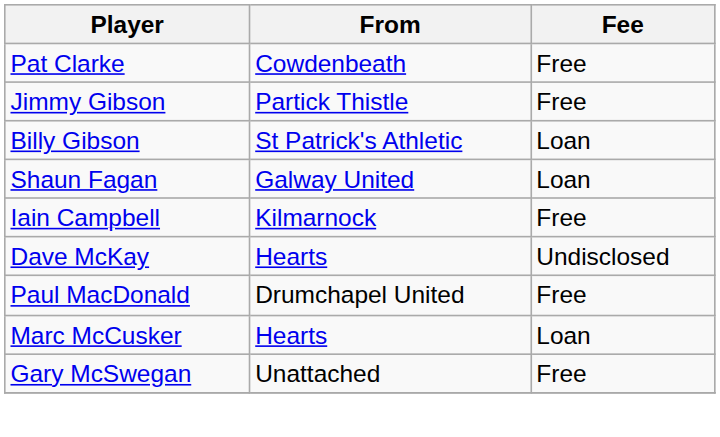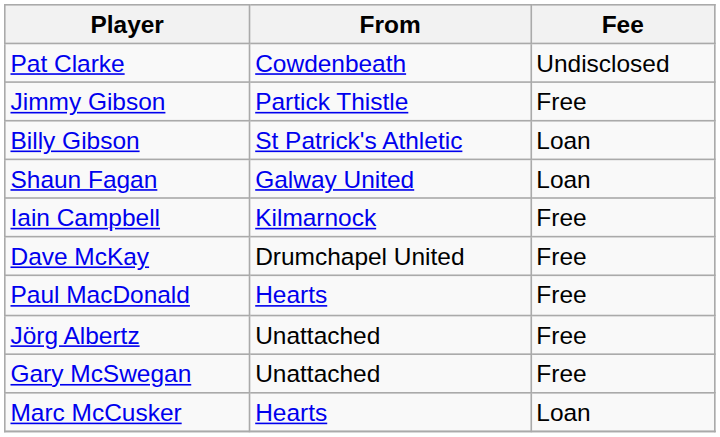(561, 63) Free -> (603, 63) Undisclosed
(291, 257) Hearts -> (360, 257) Drumchapel United
(603, 257) Undisclosed -> (561, 257) Free
(360, 296) Drumchapel United -> (291, 296) Hearts
+ row: (75, 334)
rows swapped: (101, 373) <-> (96, 334)
